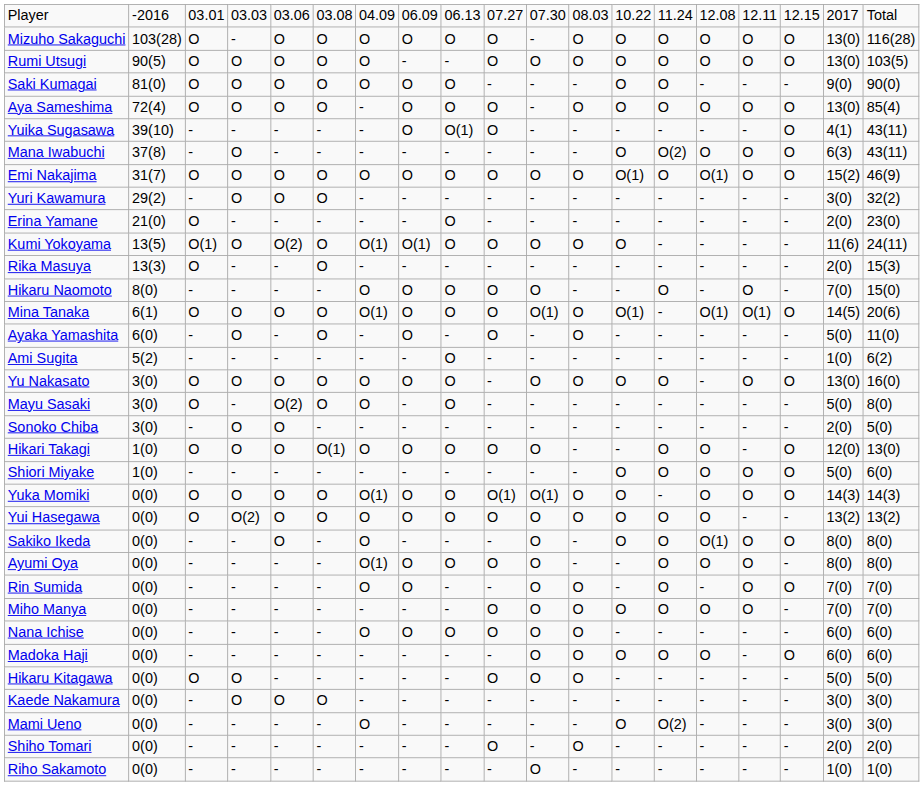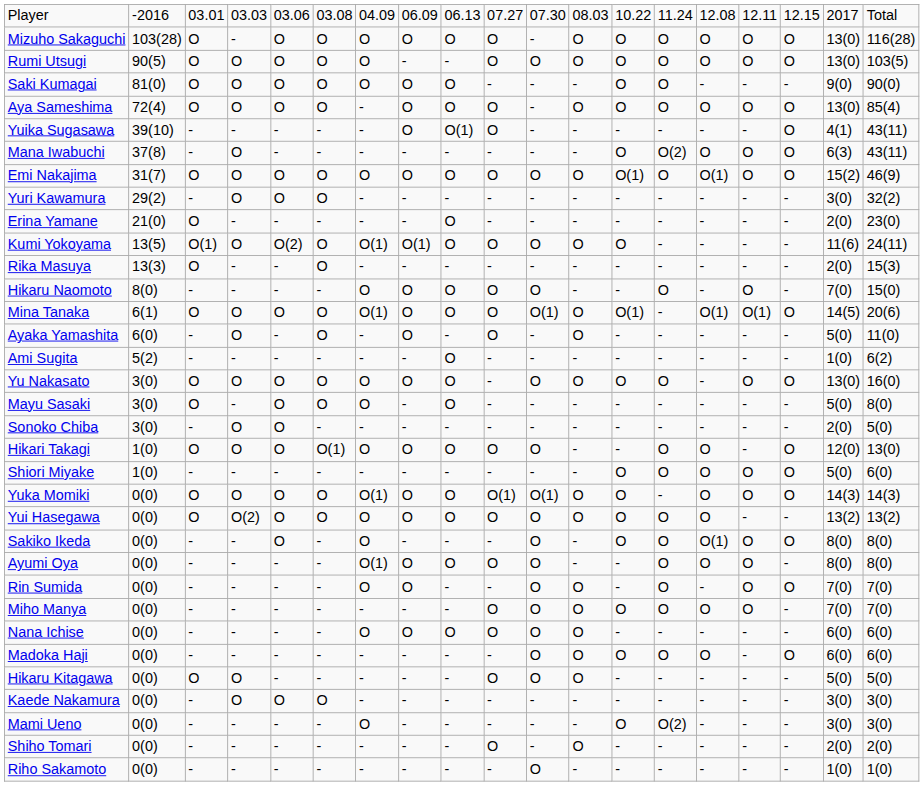(288, 404) O(2) -> (279, 404) O
